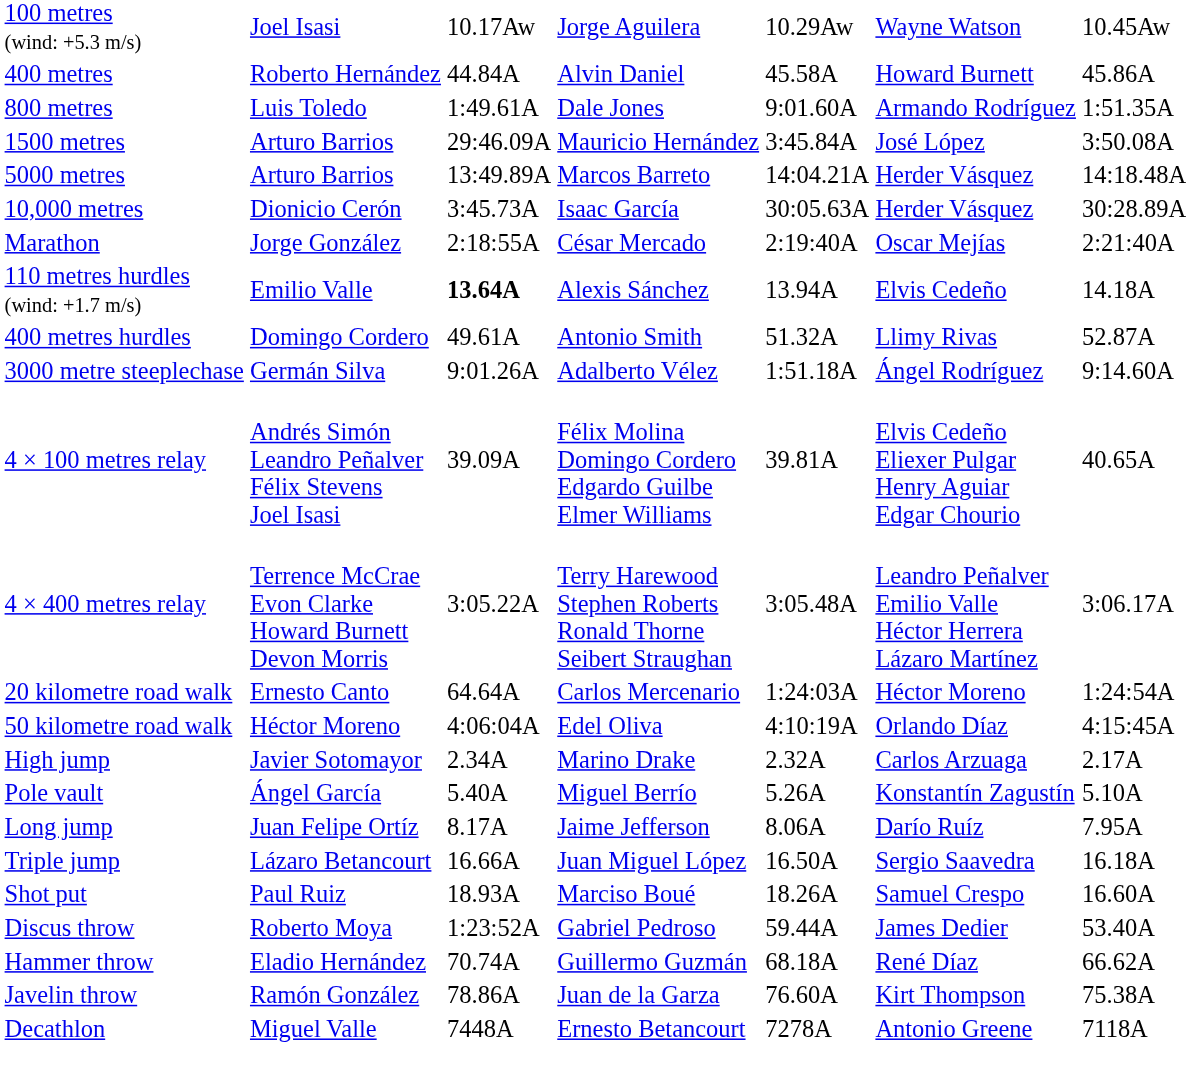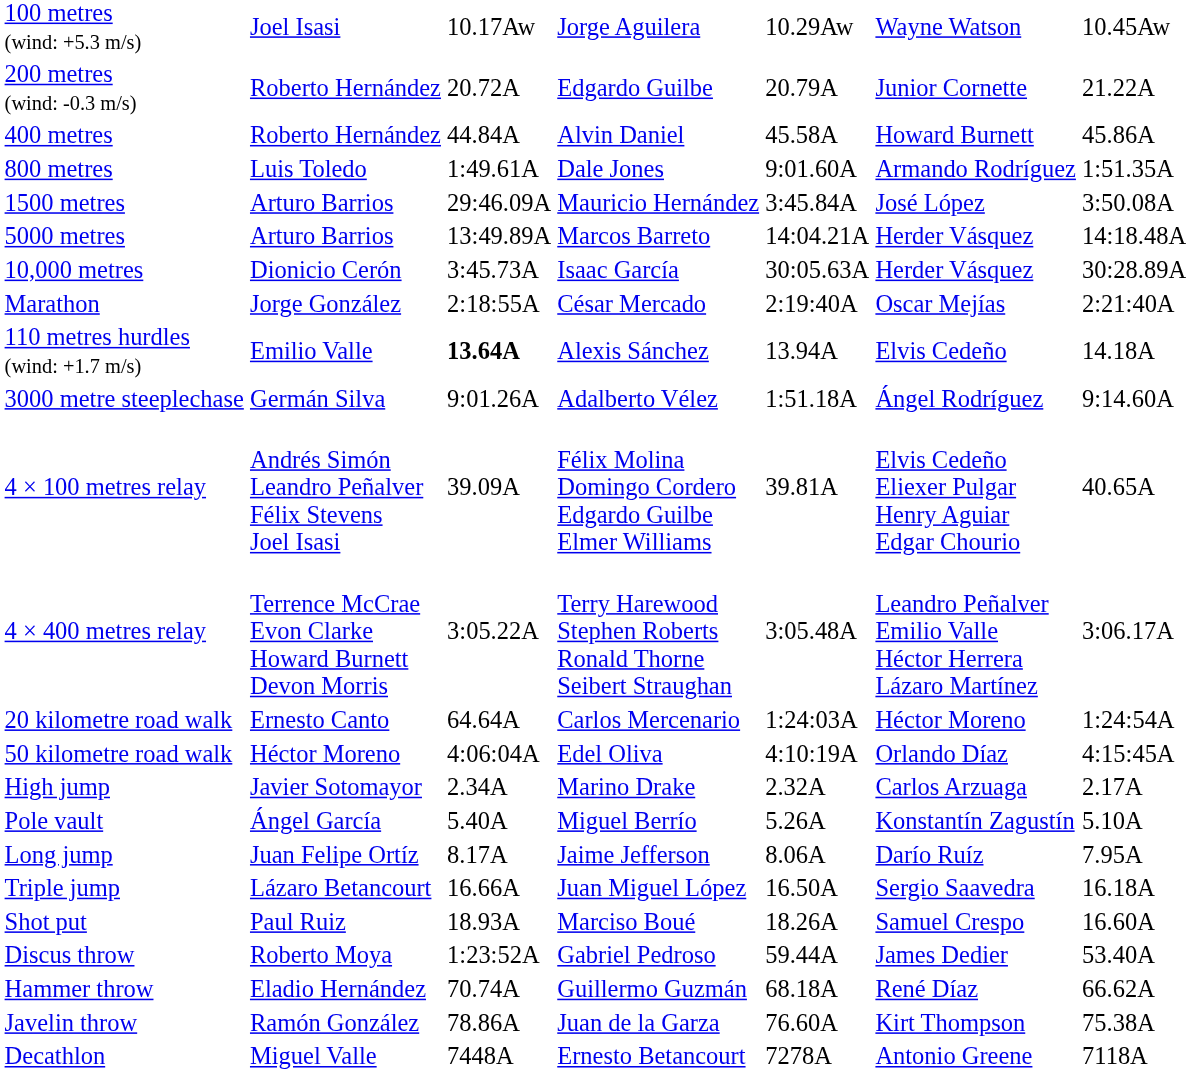+ row: (71, 88)
- row: (98, 337)
